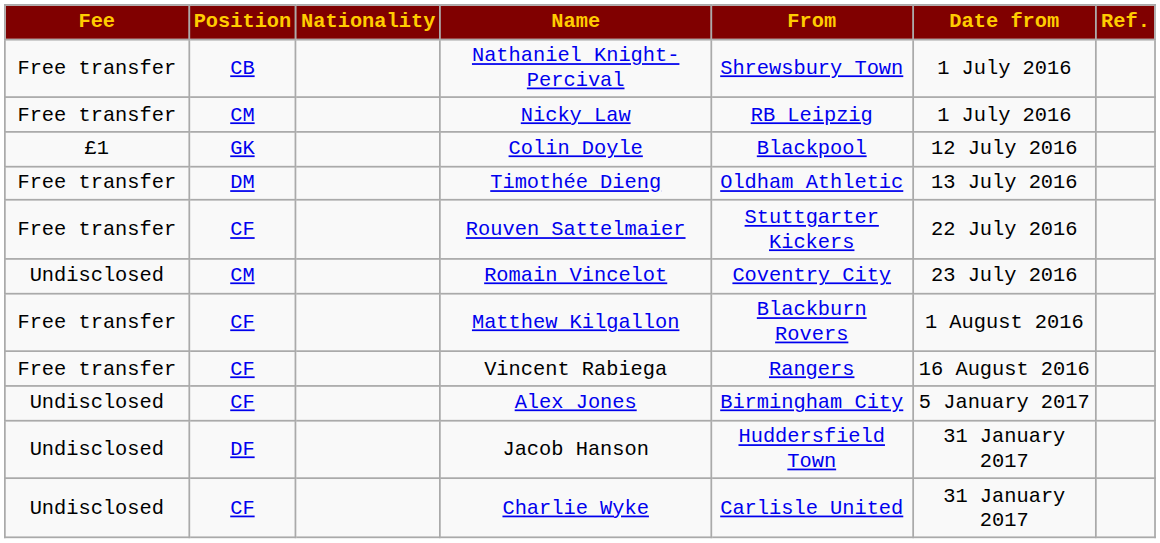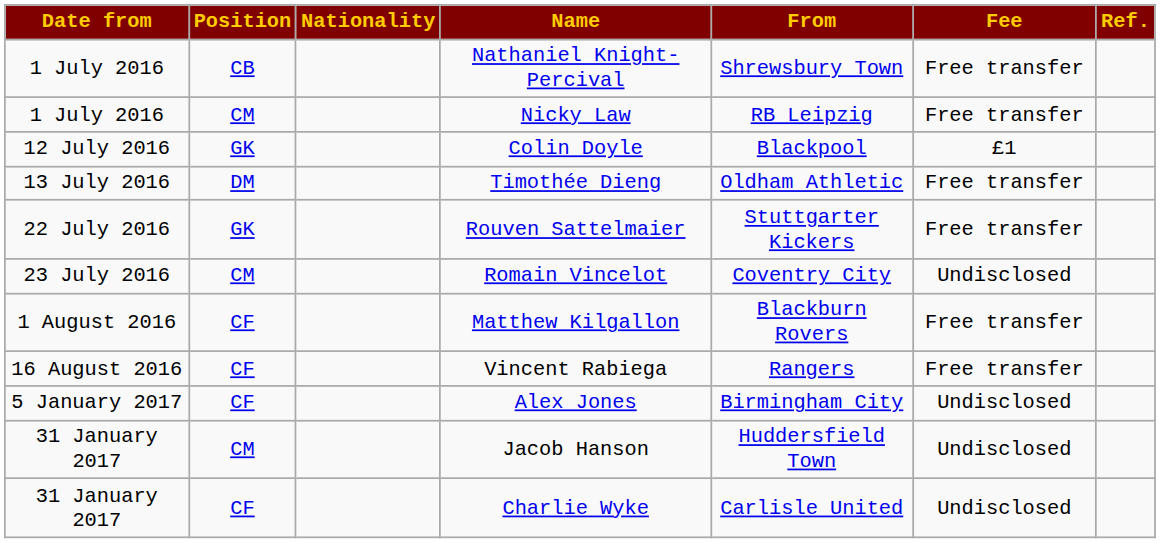columns swapped: (1004, 22) <-> (97, 22)
(242, 229) CF -> (242, 229) GK
(242, 449) DF -> (242, 449) CM
